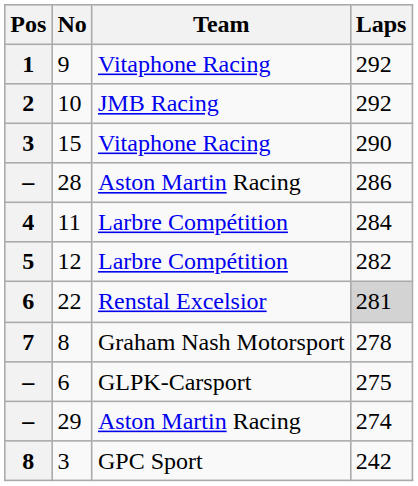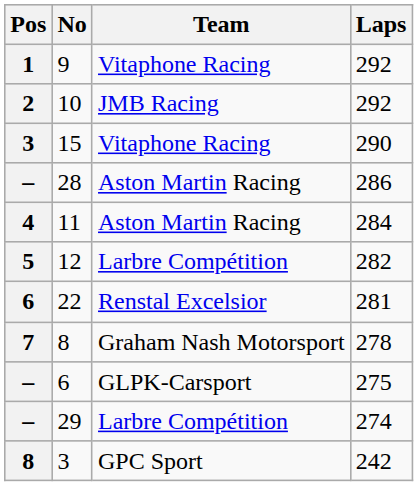(193, 222) Larbre Compétition -> (199, 222) Aston Martin Racing
(374, 301) lightgrey background -> (374, 301) no background
(199, 420) Aston Martin Racing -> (193, 420) Larbre Compétition
